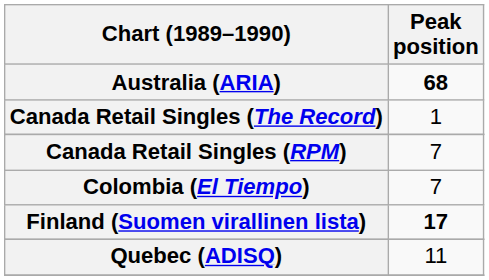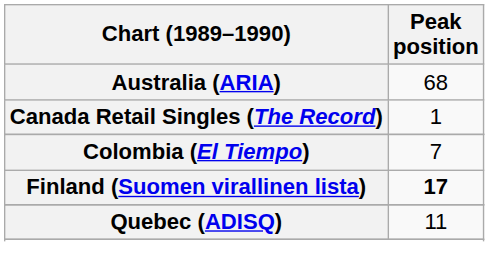(436, 81) bold -> (436, 81) normal
- row: (196, 151)
